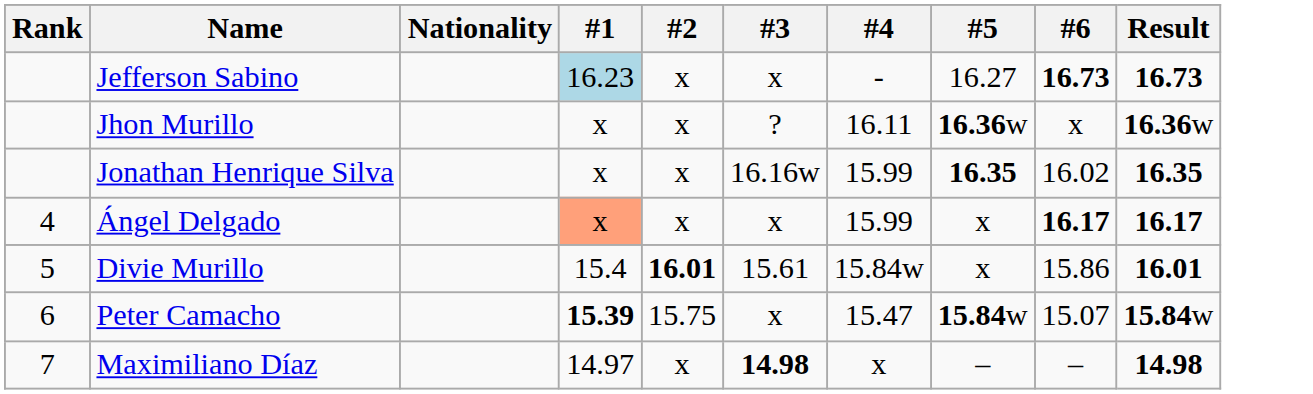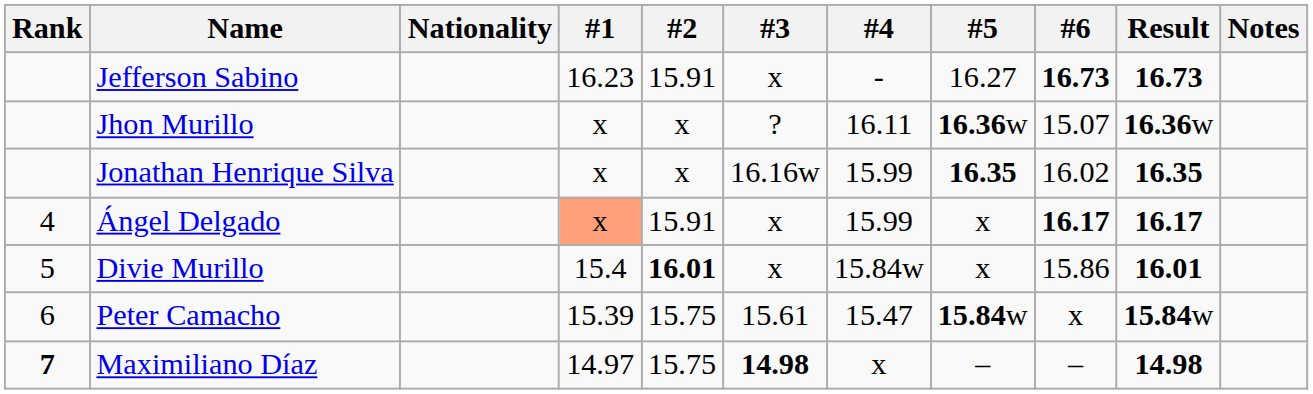+ column: (1264, 28)
(600, 76) lightblue background -> (600, 76) no background
(682, 76) x -> (682, 76) 15.91
(1076, 124) x -> (1076, 124) 15.07
(682, 220) x -> (682, 220) 15.91
(775, 268) 15.61 -> (775, 268) x
(600, 316) bold -> (600, 316) normal
(775, 316) x -> (775, 316) 15.61
(1076, 316) 15.07 -> (1076, 316) x
(47, 364) normal -> (47, 364) bold
(682, 364) x -> (682, 364) 15.75
